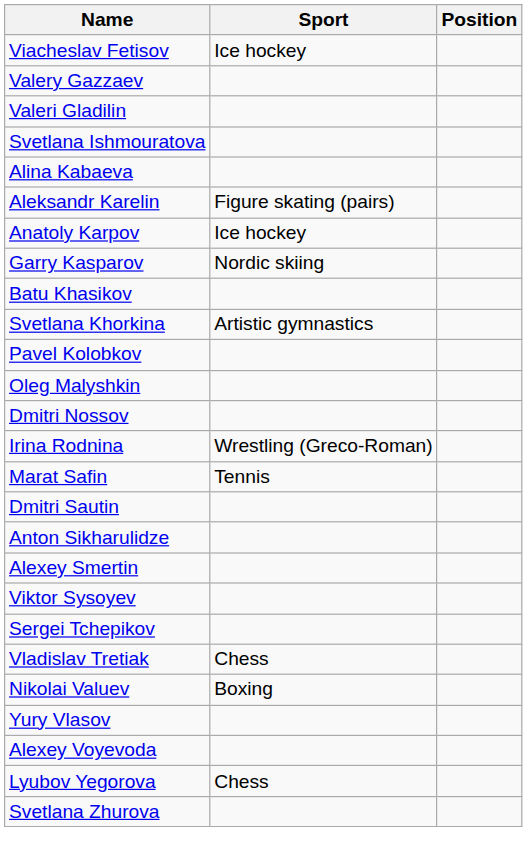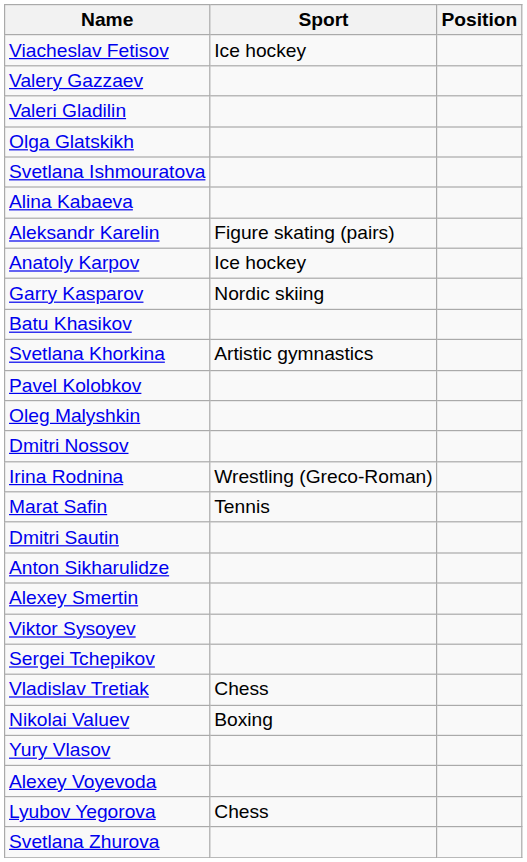+ row: (71, 141)
